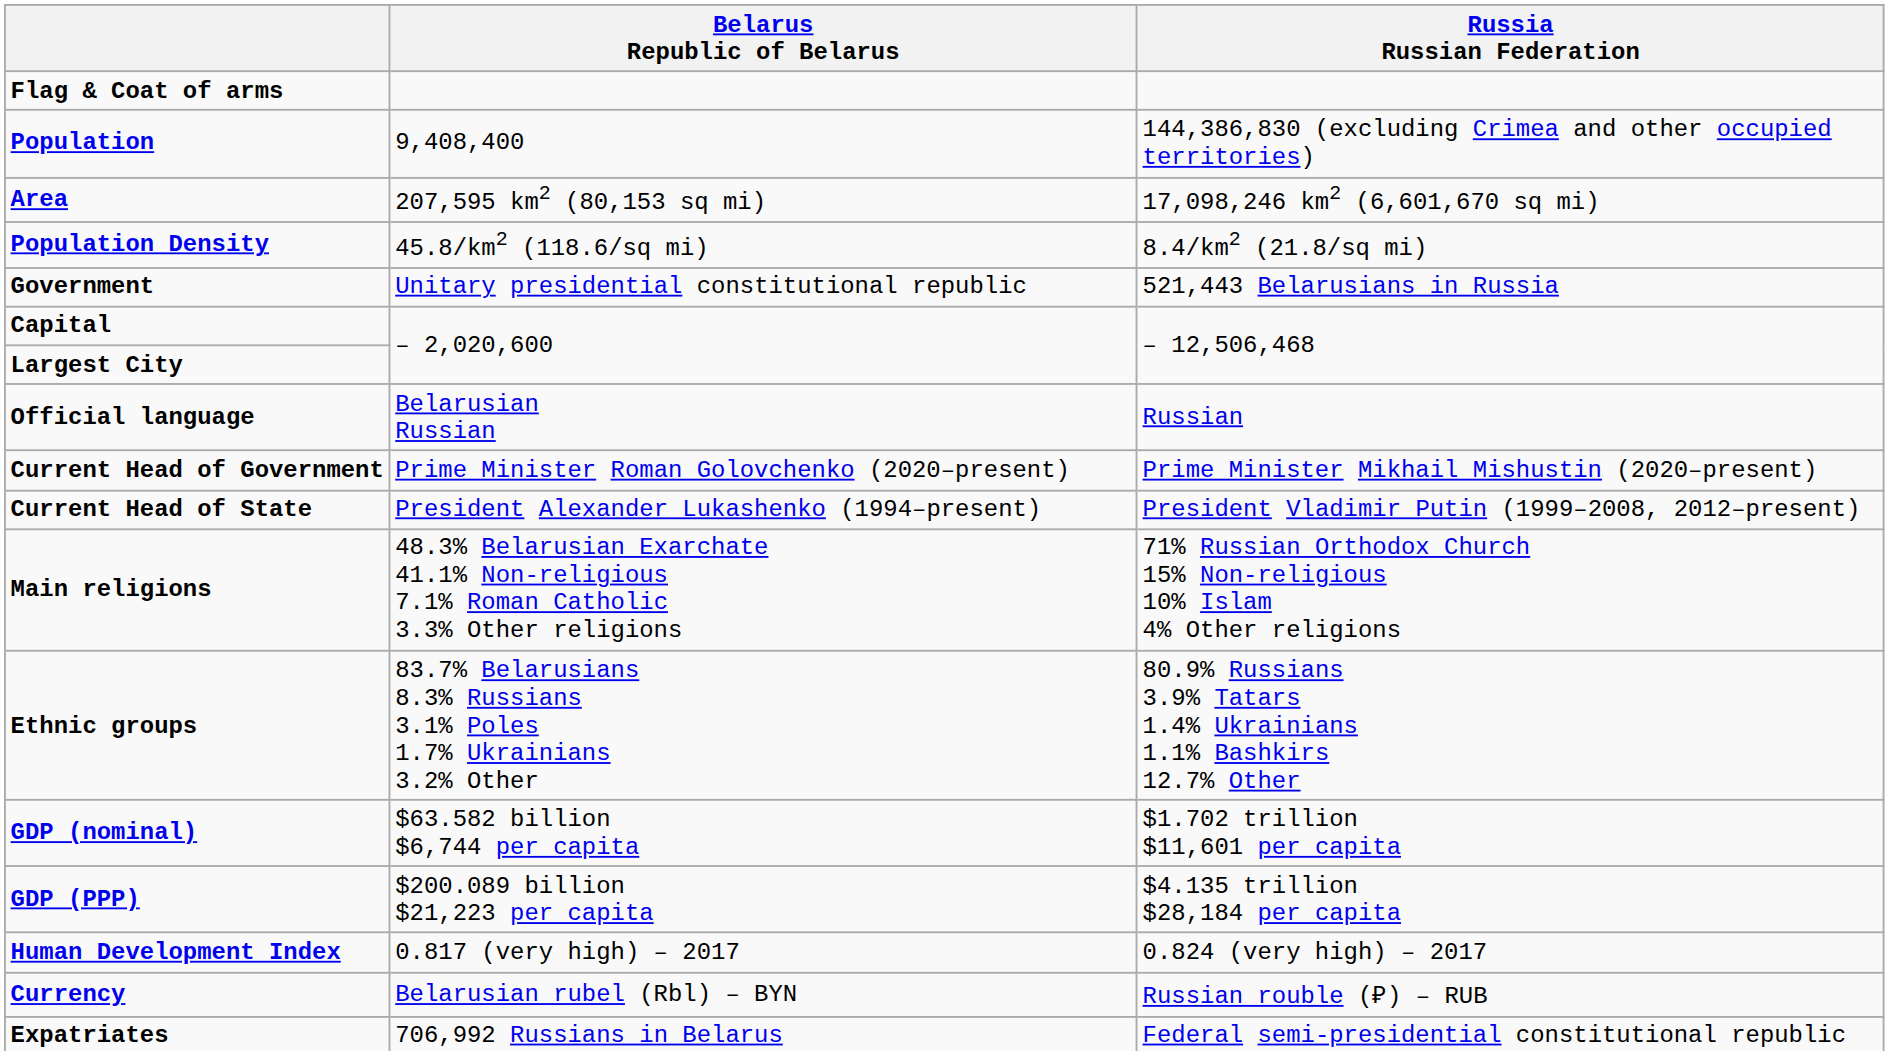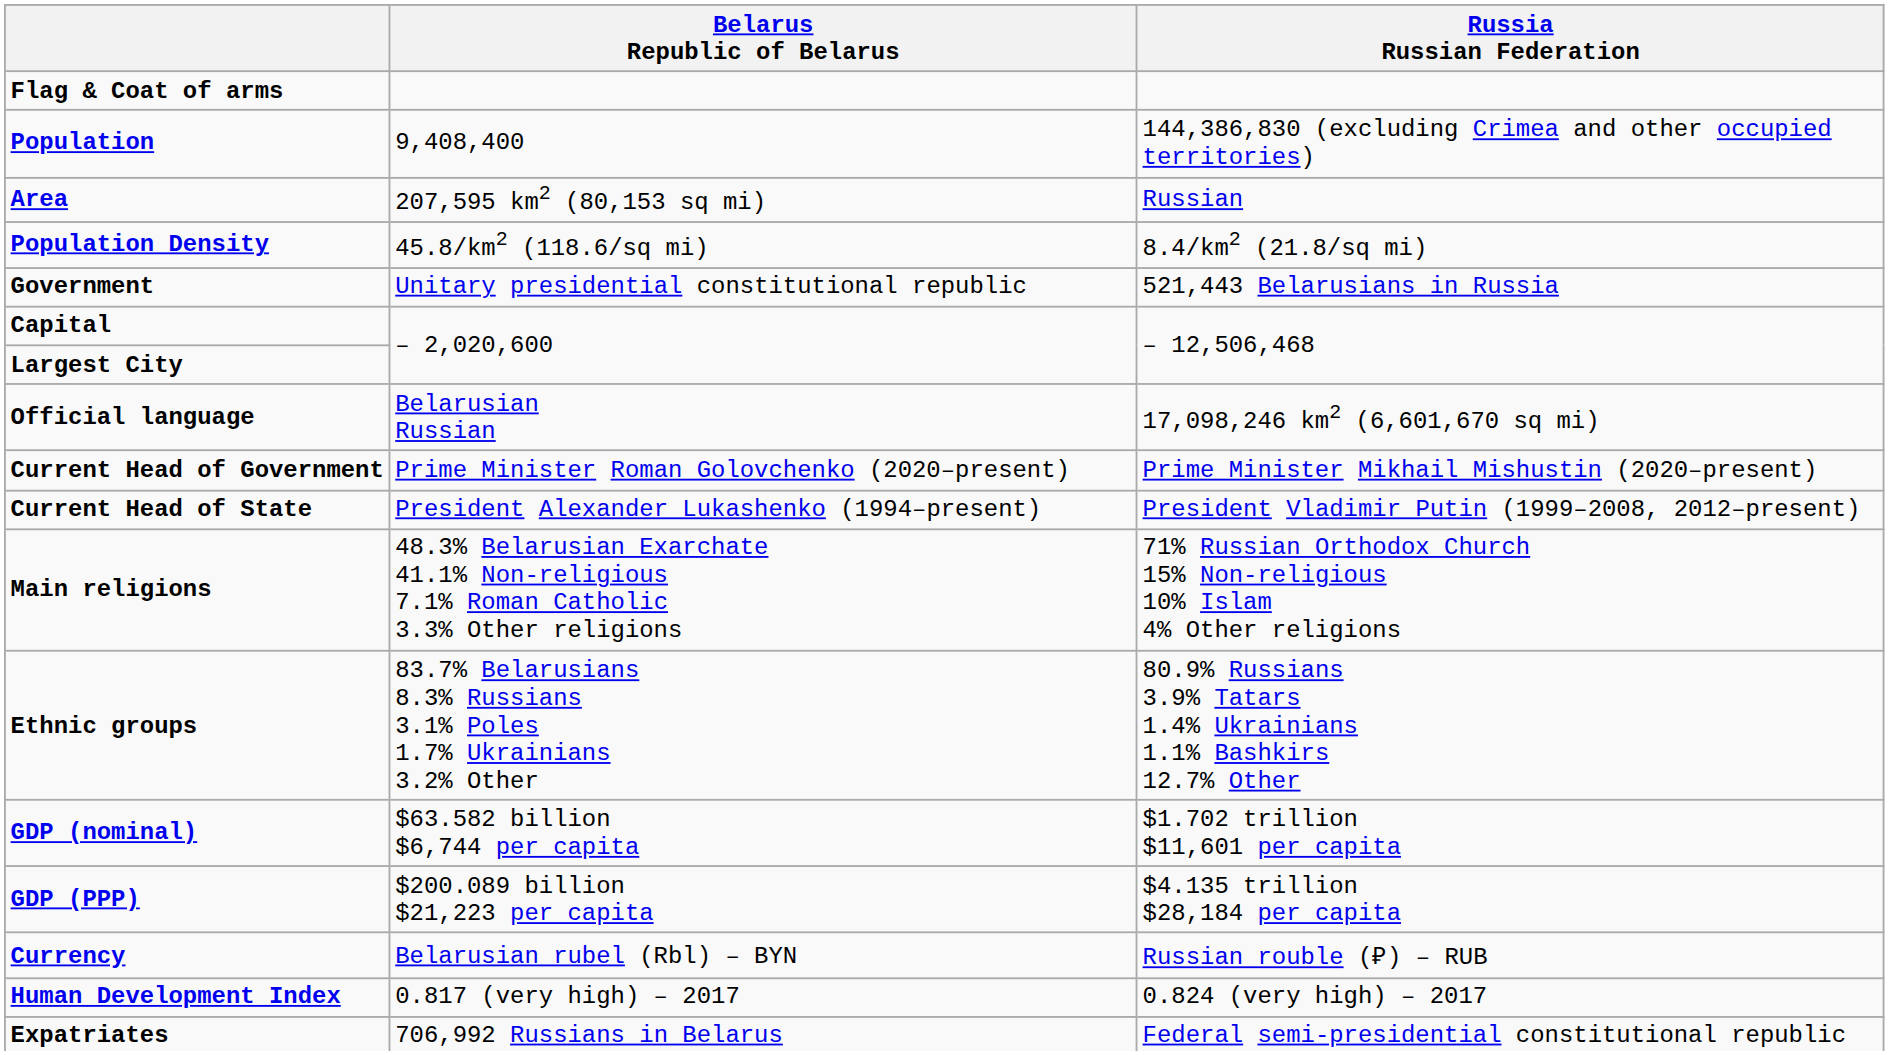(1371, 200) 17,098,246 km2 (6,601,670 sq mi) -> (1193, 200) Russian
(1193, 418) Russian -> (1371, 418) 17,098,246 km2 (6,601,670 sq mi)
rows swapped: (68, 994) <-> (176, 953)
